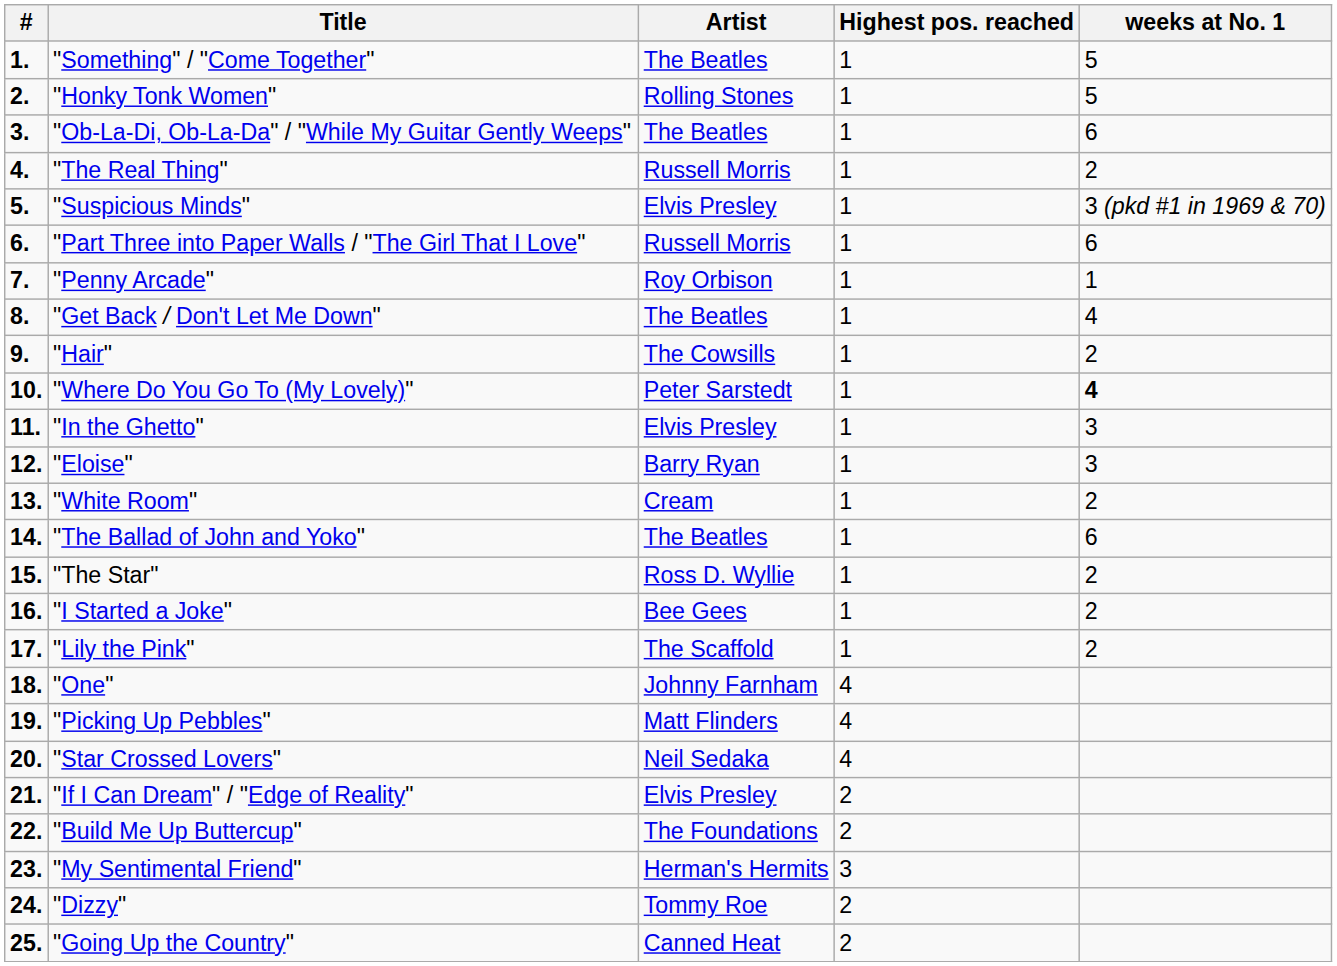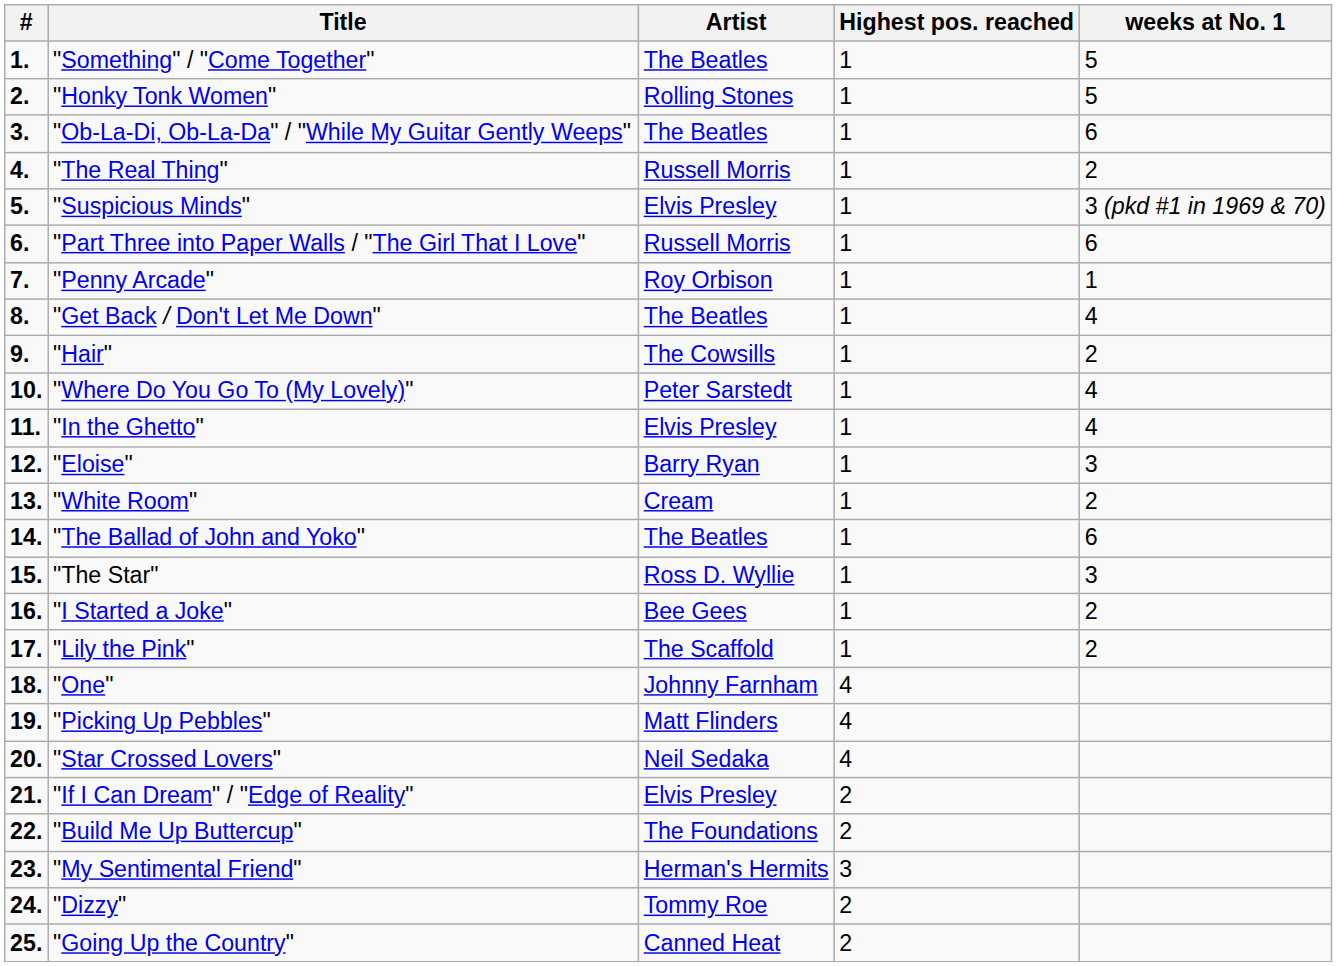(1091, 390) bold -> (1091, 390) normal
(1091, 427) 3 -> (1091, 427) 4
(1091, 574) 2 -> (1091, 574) 3
